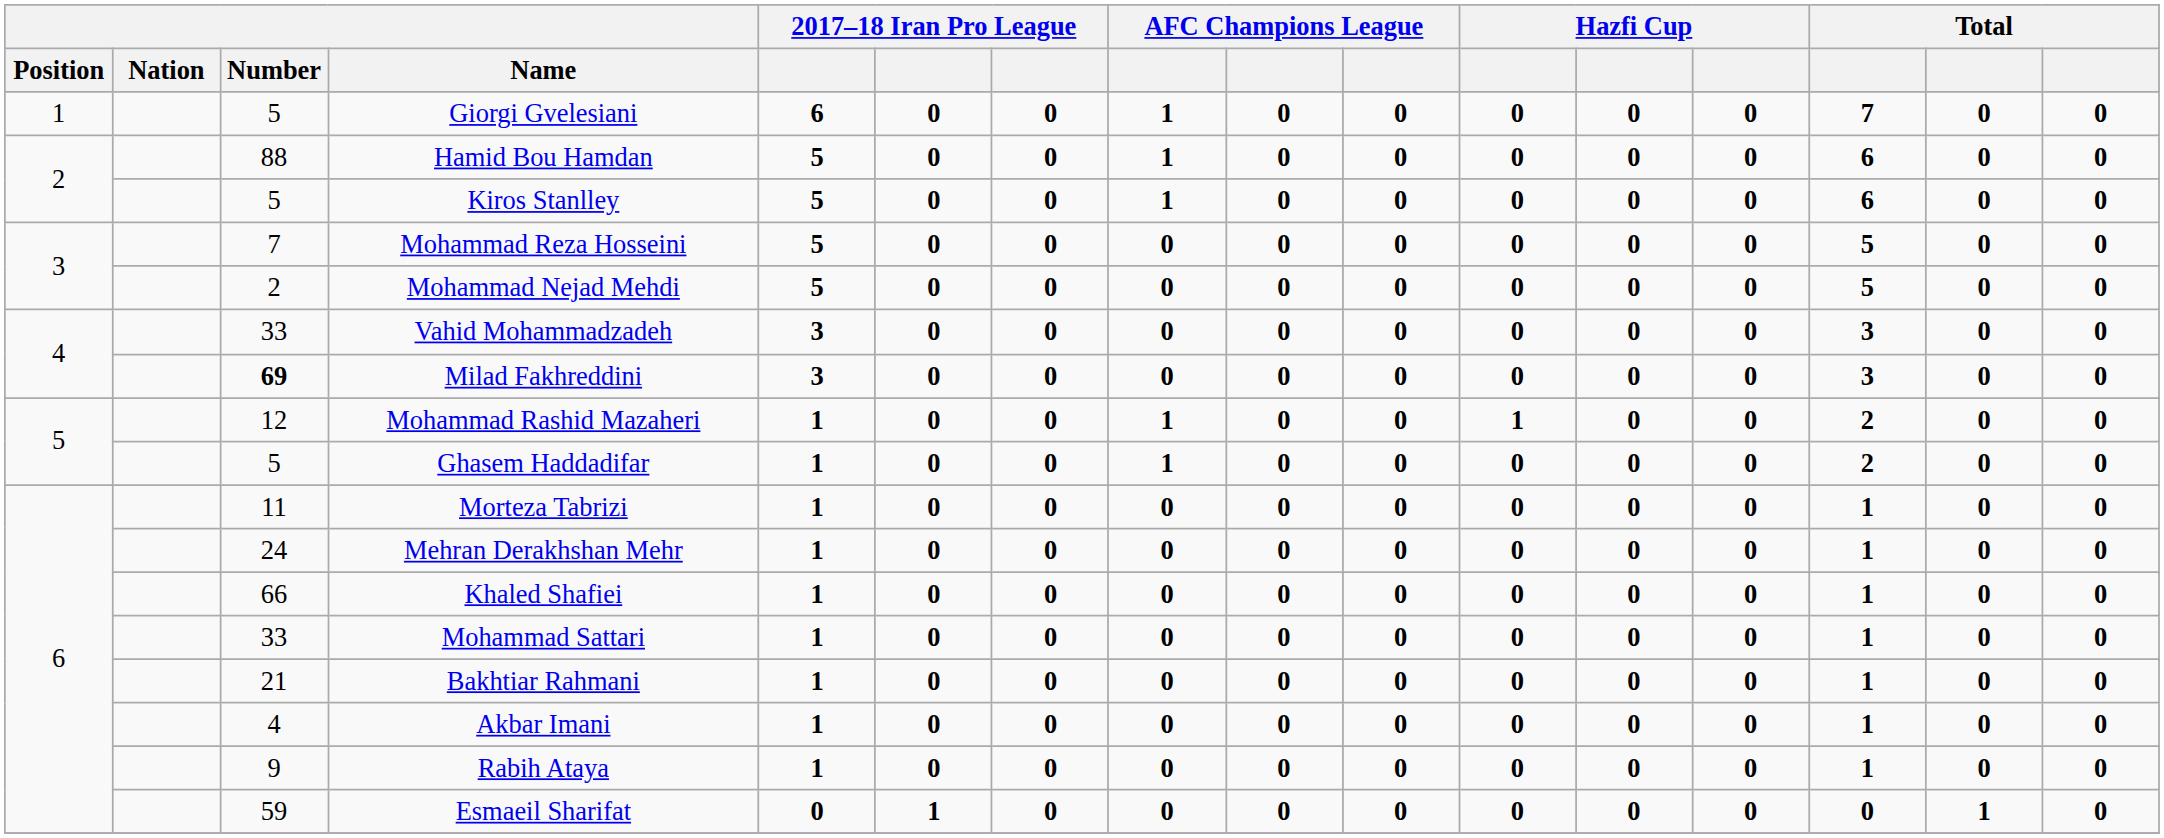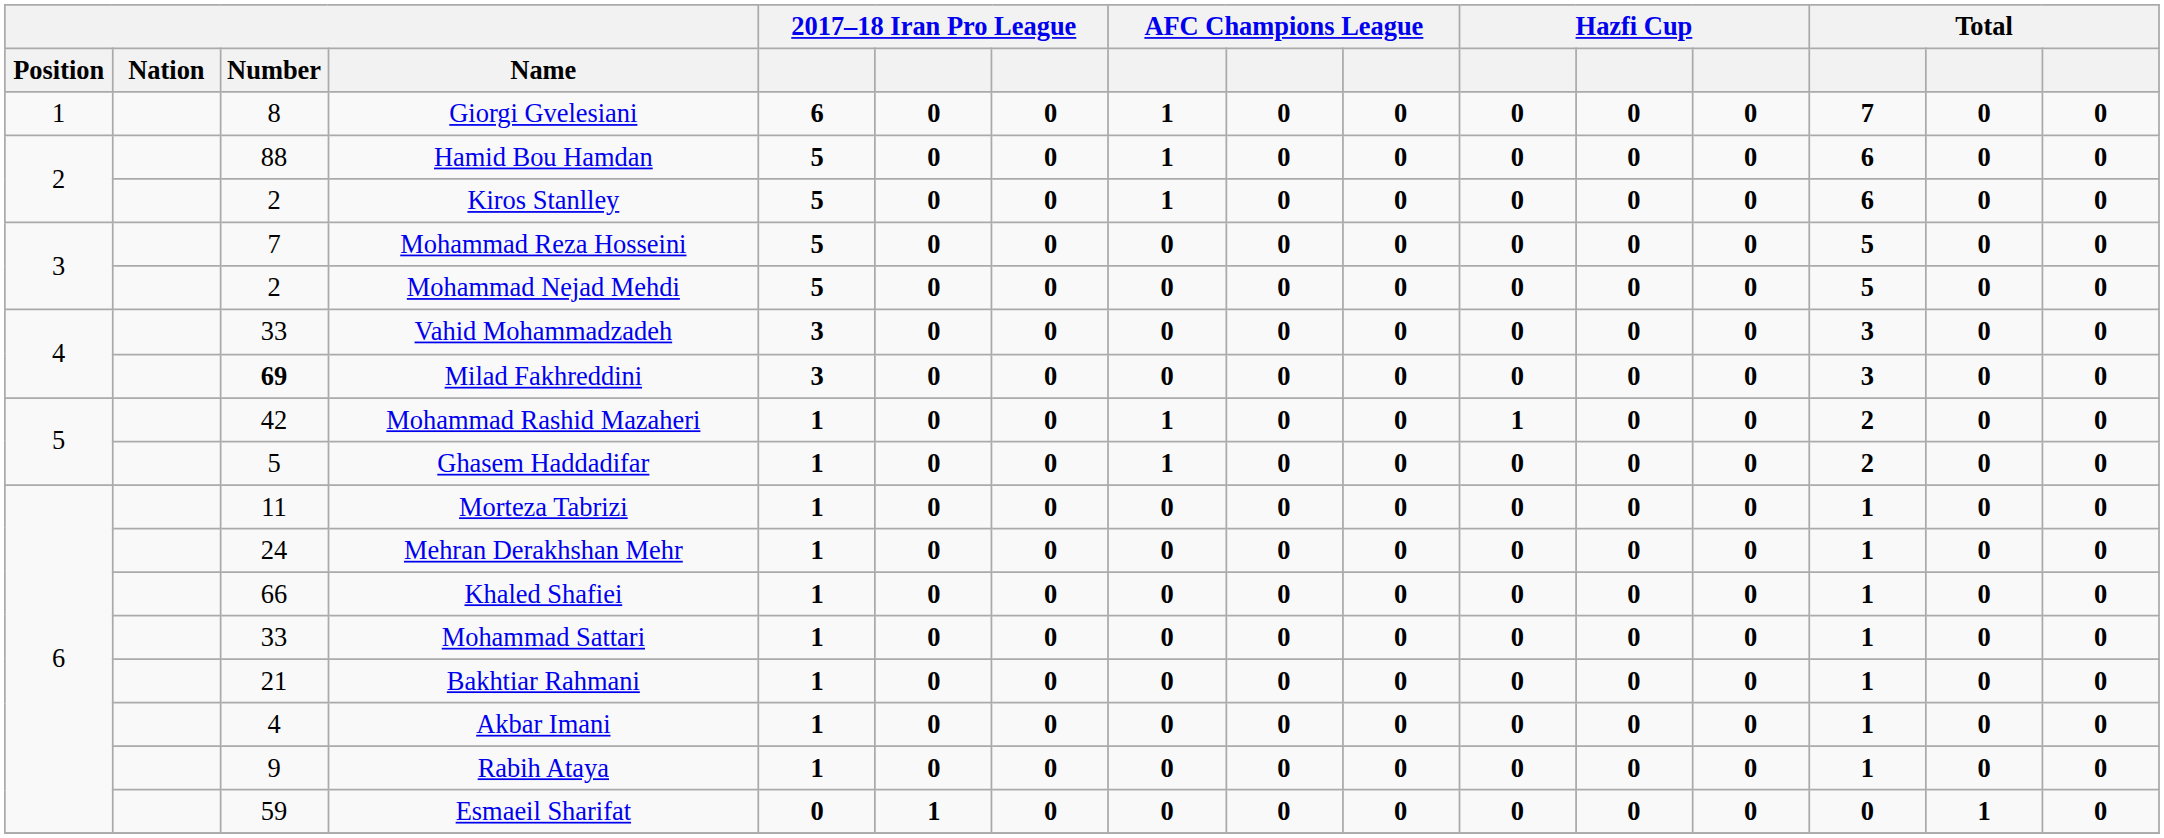(274, 113) 5 -> (274, 113) 8
(274, 200) 5 -> (274, 200) 2
(274, 418) 12 -> (274, 418) 42
